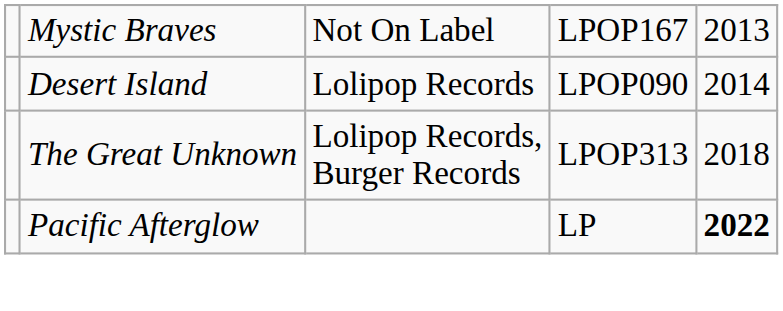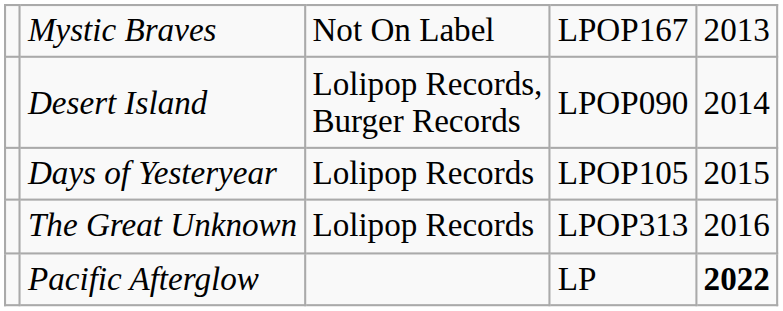(423, 83) Lolipop Records -> (427, 101) Lolipop Records, Burger Records
+ row: (152, 173)
(427, 154) Lolipop Records, Burger Records -> (423, 225) Lolipop Records
(737, 154) 2018 -> (737, 225) 2016
